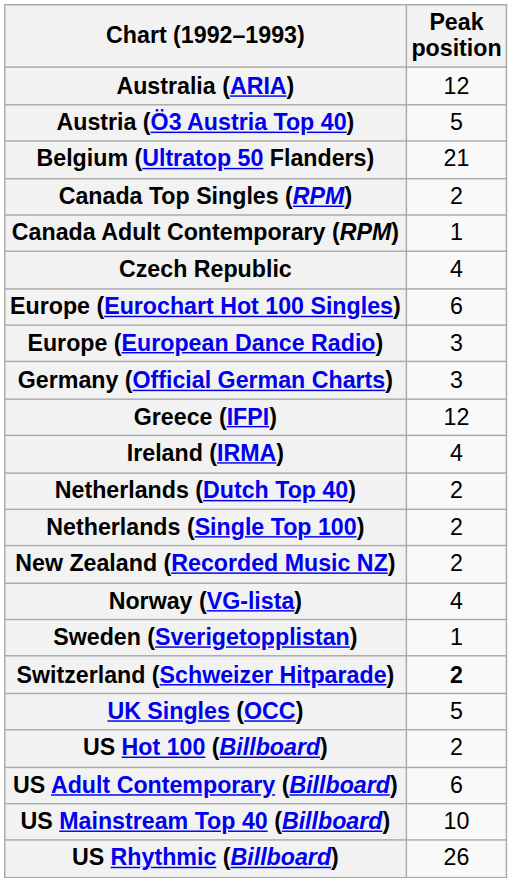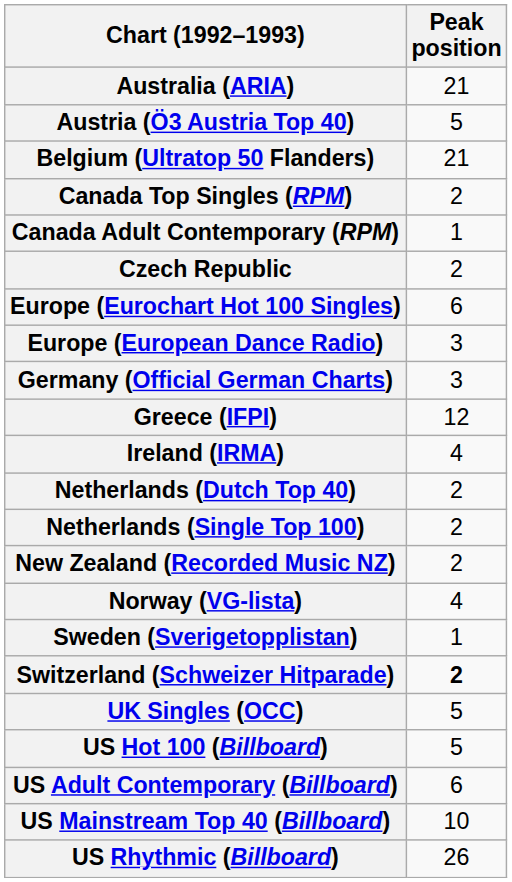(456, 85) 12 -> (456, 85) 21
(456, 269) 4 -> (456, 269) 2
(456, 748) 2 -> (456, 748) 5
